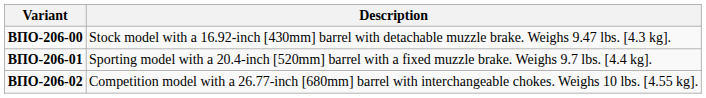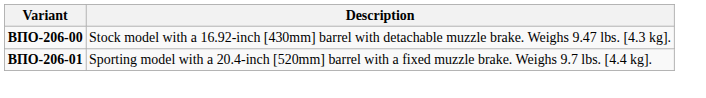- row: (45, 81)
